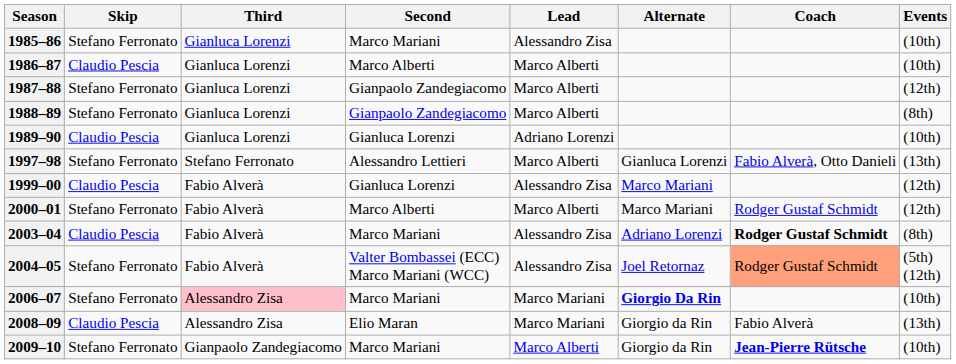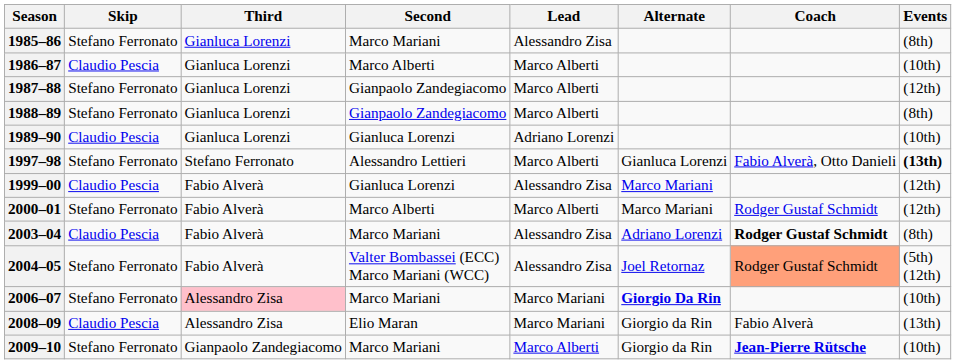(922, 40) (10th) -> (918, 40) (8th)
(922, 161) normal -> (923, 161) bold
